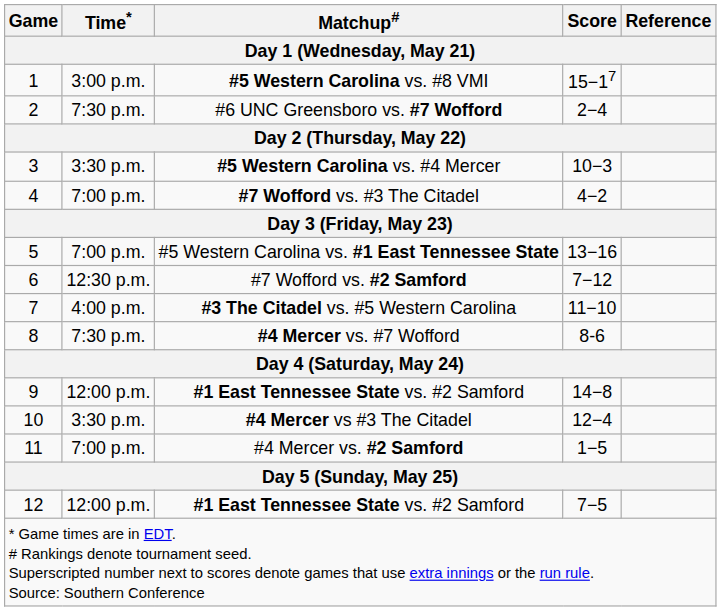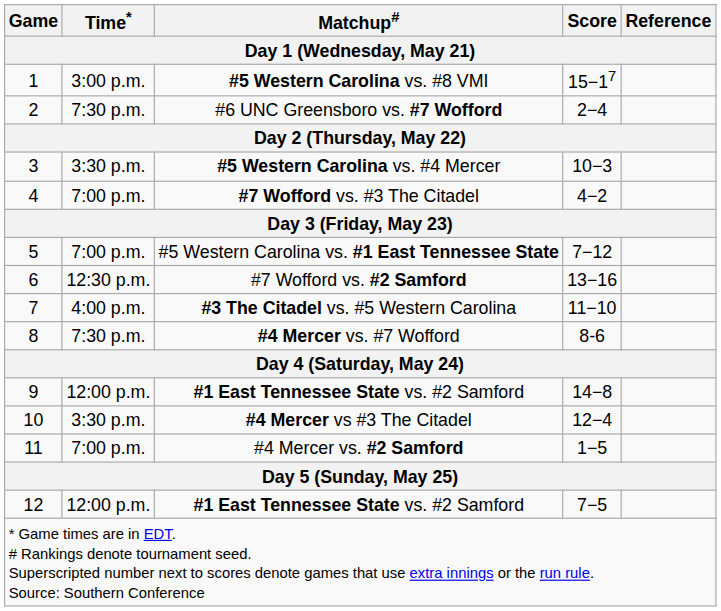(592, 251) 13−16 -> (592, 251) 7−12
(592, 279) 7−12 -> (592, 279) 13−16
